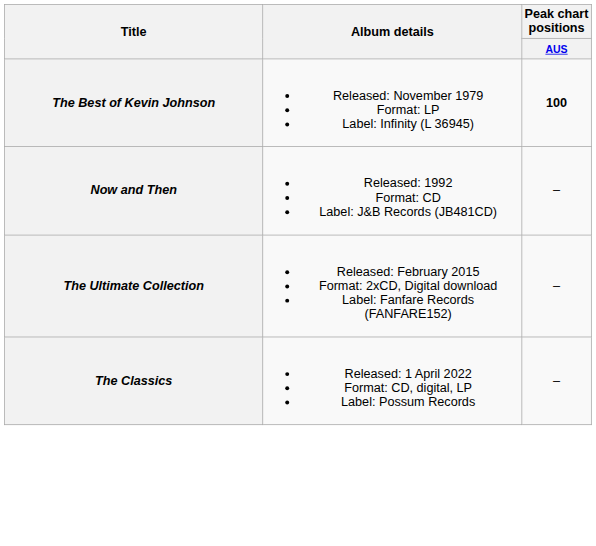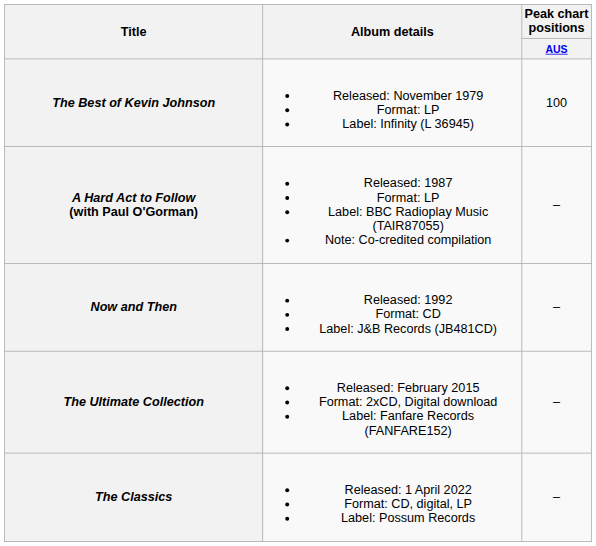(557, 102) bold -> (557, 102) normal
+ row: (134, 205)
